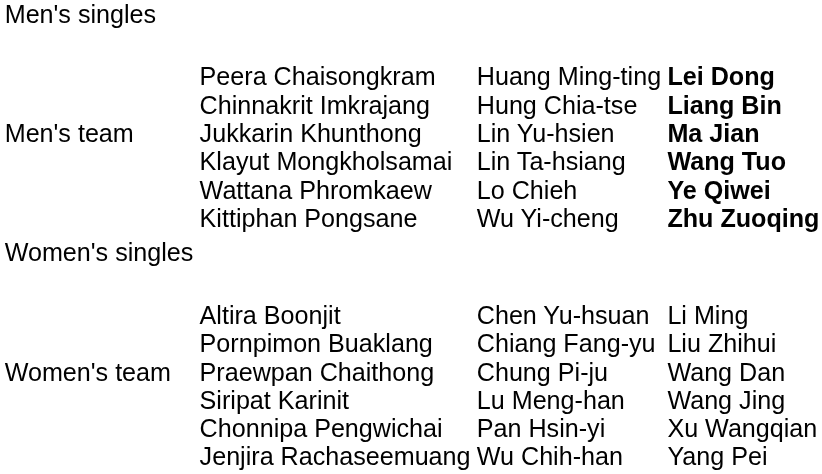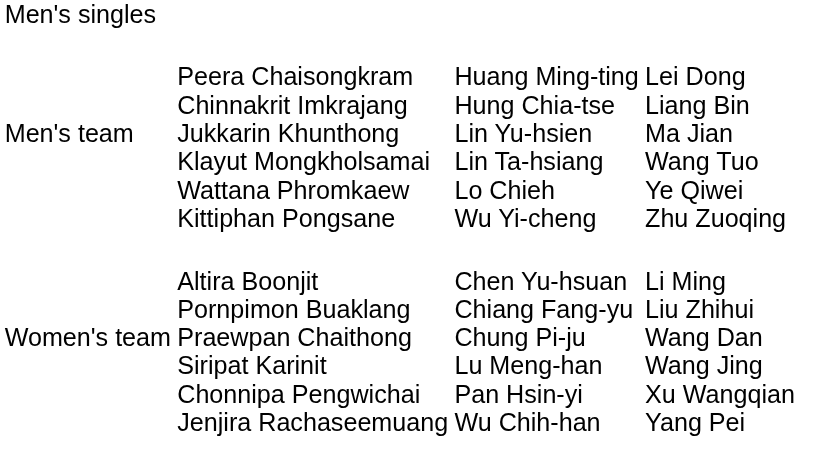(743, 148) bold -> (716, 148) normal
- row: (99, 253)
